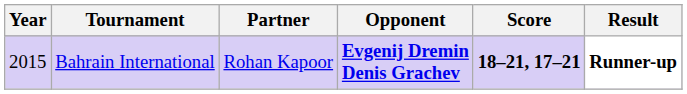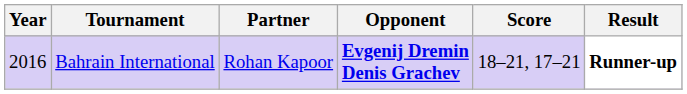(28, 62) 2015 -> (28, 62) 2016
(529, 62) bold -> (529, 62) normal
